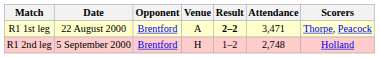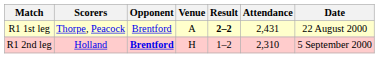columns swapped: (94, 12) <-> (338, 12)
(273, 28) 3,471 -> (268, 28) 2,431
(157, 45) normal -> (152, 45) bold
(273, 45) 2,748 -> (268, 45) 2,310
